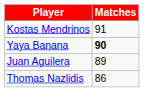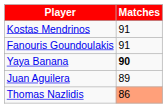+ row: (60, 45)
(101, 78) no background -> (124, 95) lightsalmon background
